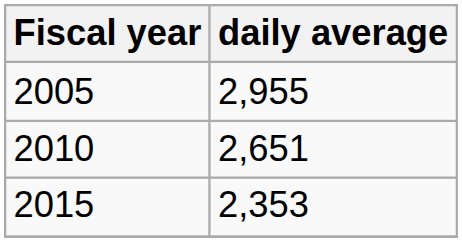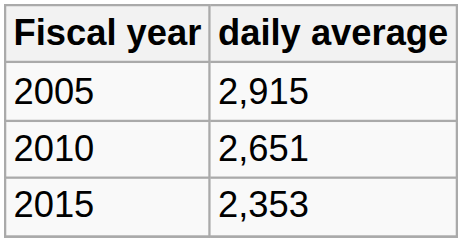(264, 90) 2,955 -> (264, 90) 2,915
